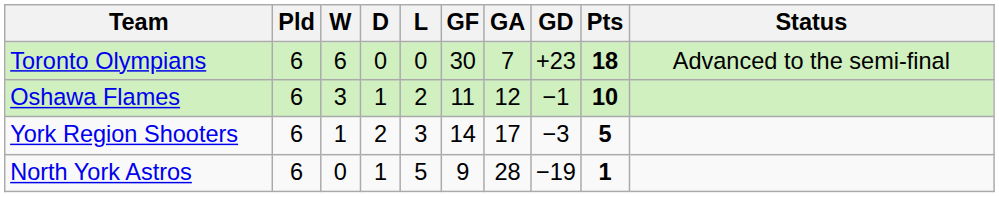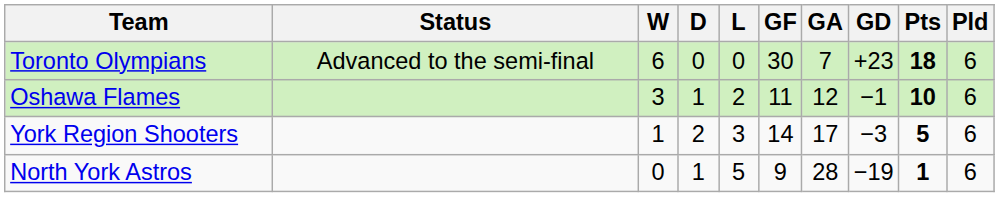columns swapped: (297, 23) <-> (811, 23)
